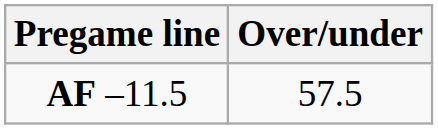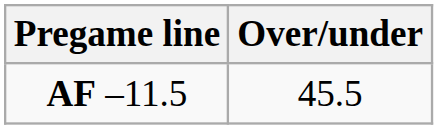(330, 92) 57.5 -> (330, 92) 45.5
